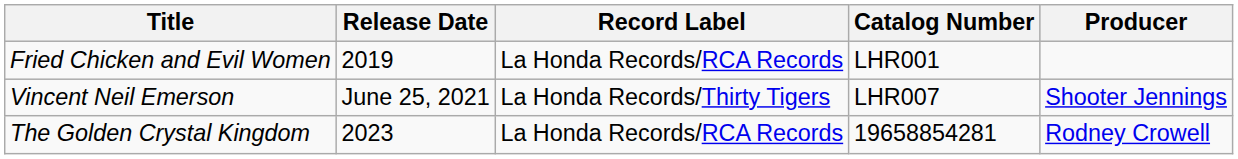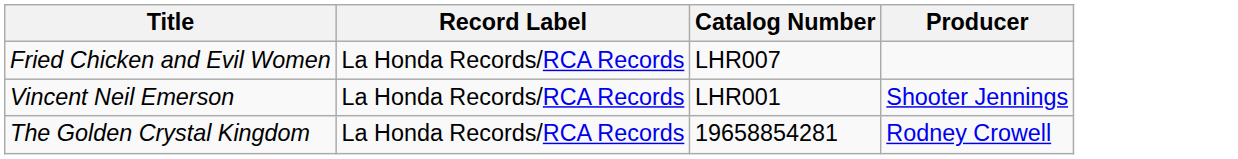- column: (416, 23)
(897, 60) LHR001 -> (738, 60) LHR007
(665, 97) La Honda Records/Thirty Tigers -> (513, 97) La Honda Records/RCA Records
(897, 97) LHR007 -> (738, 97) LHR001
